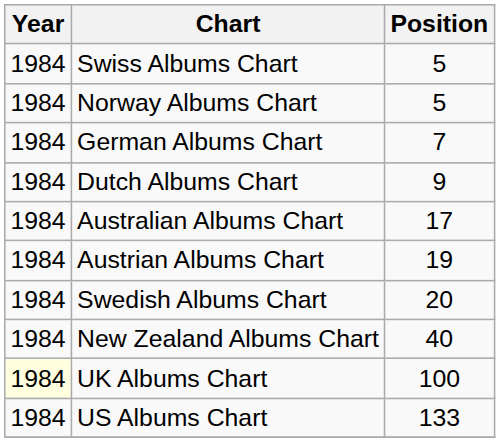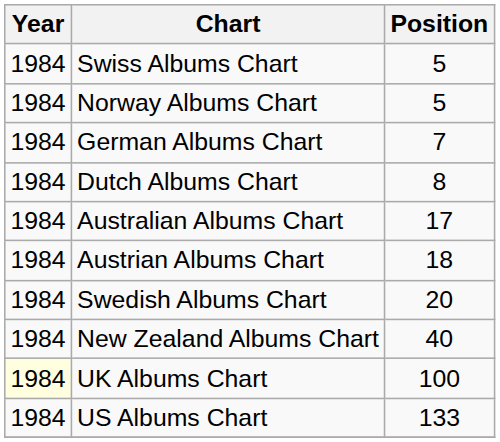(439, 181) 9 -> (439, 181) 8
(439, 260) 19 -> (439, 260) 18
